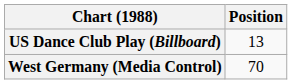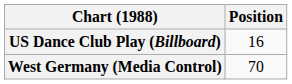(256, 41) 13 -> (256, 41) 16
